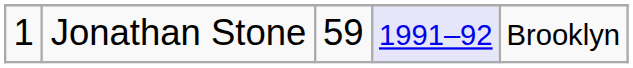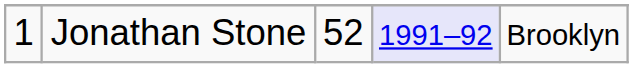(343, 33) 59 -> (343, 33) 52
